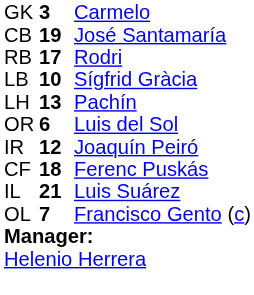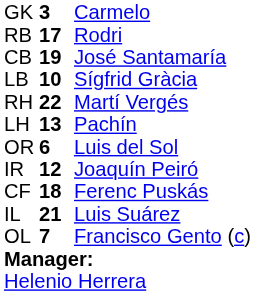rows swapped: (18, 57) <-> (18, 35)
+ row: (19, 102)
